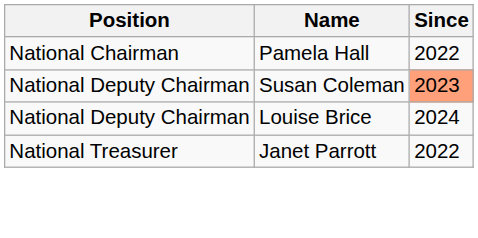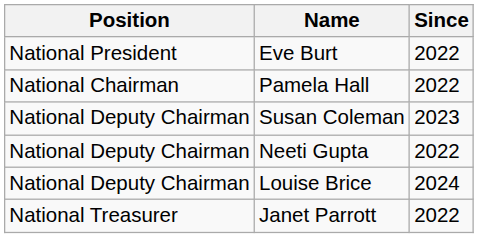+ row: (298, 53)
(437, 85) lightsalmon background -> (437, 118) no background
+ row: (314, 150)
